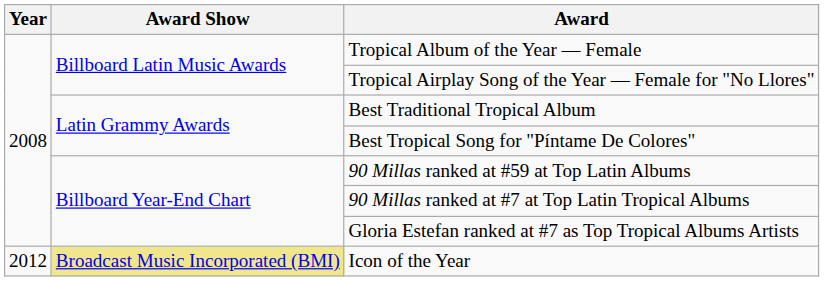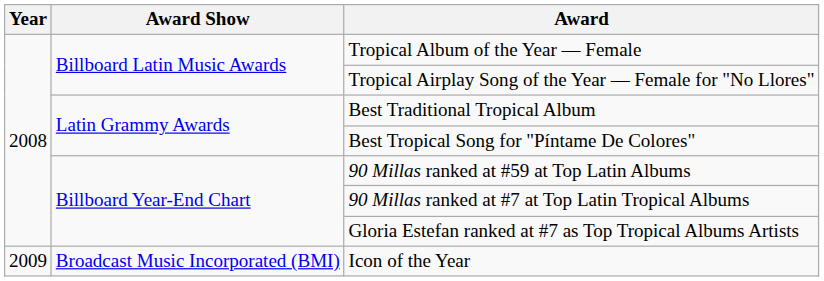(28, 261) 2012 -> (28, 261) 2009
(198, 261) khaki background -> (198, 261) no background
